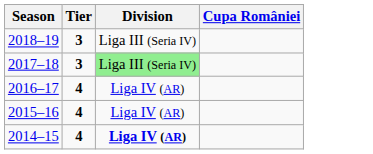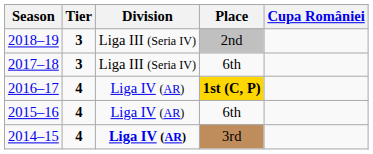+ column: (232, 16)
(147, 64) lightgreen background -> (147, 64) no background
